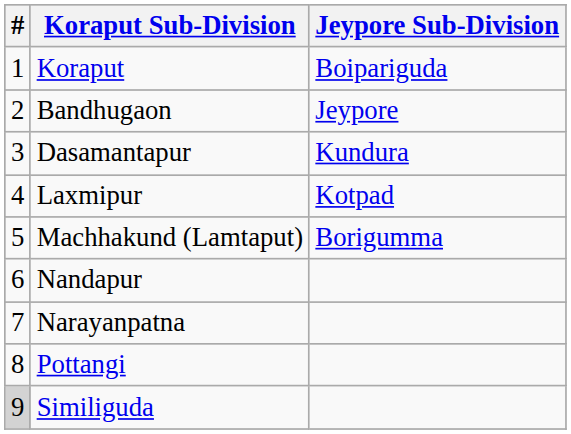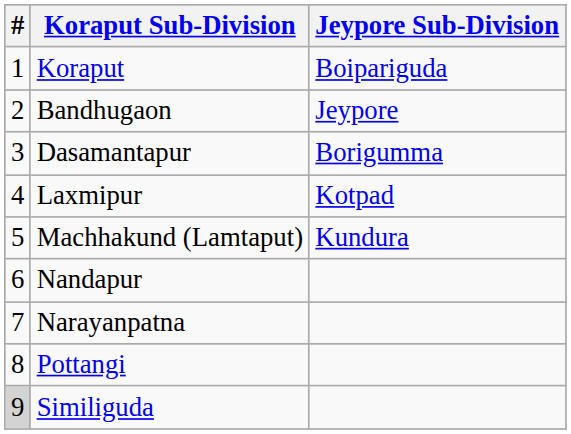(362, 152) Kundura -> (379, 152) Borigumma
(379, 237) Borigumma -> (362, 237) Kundura
